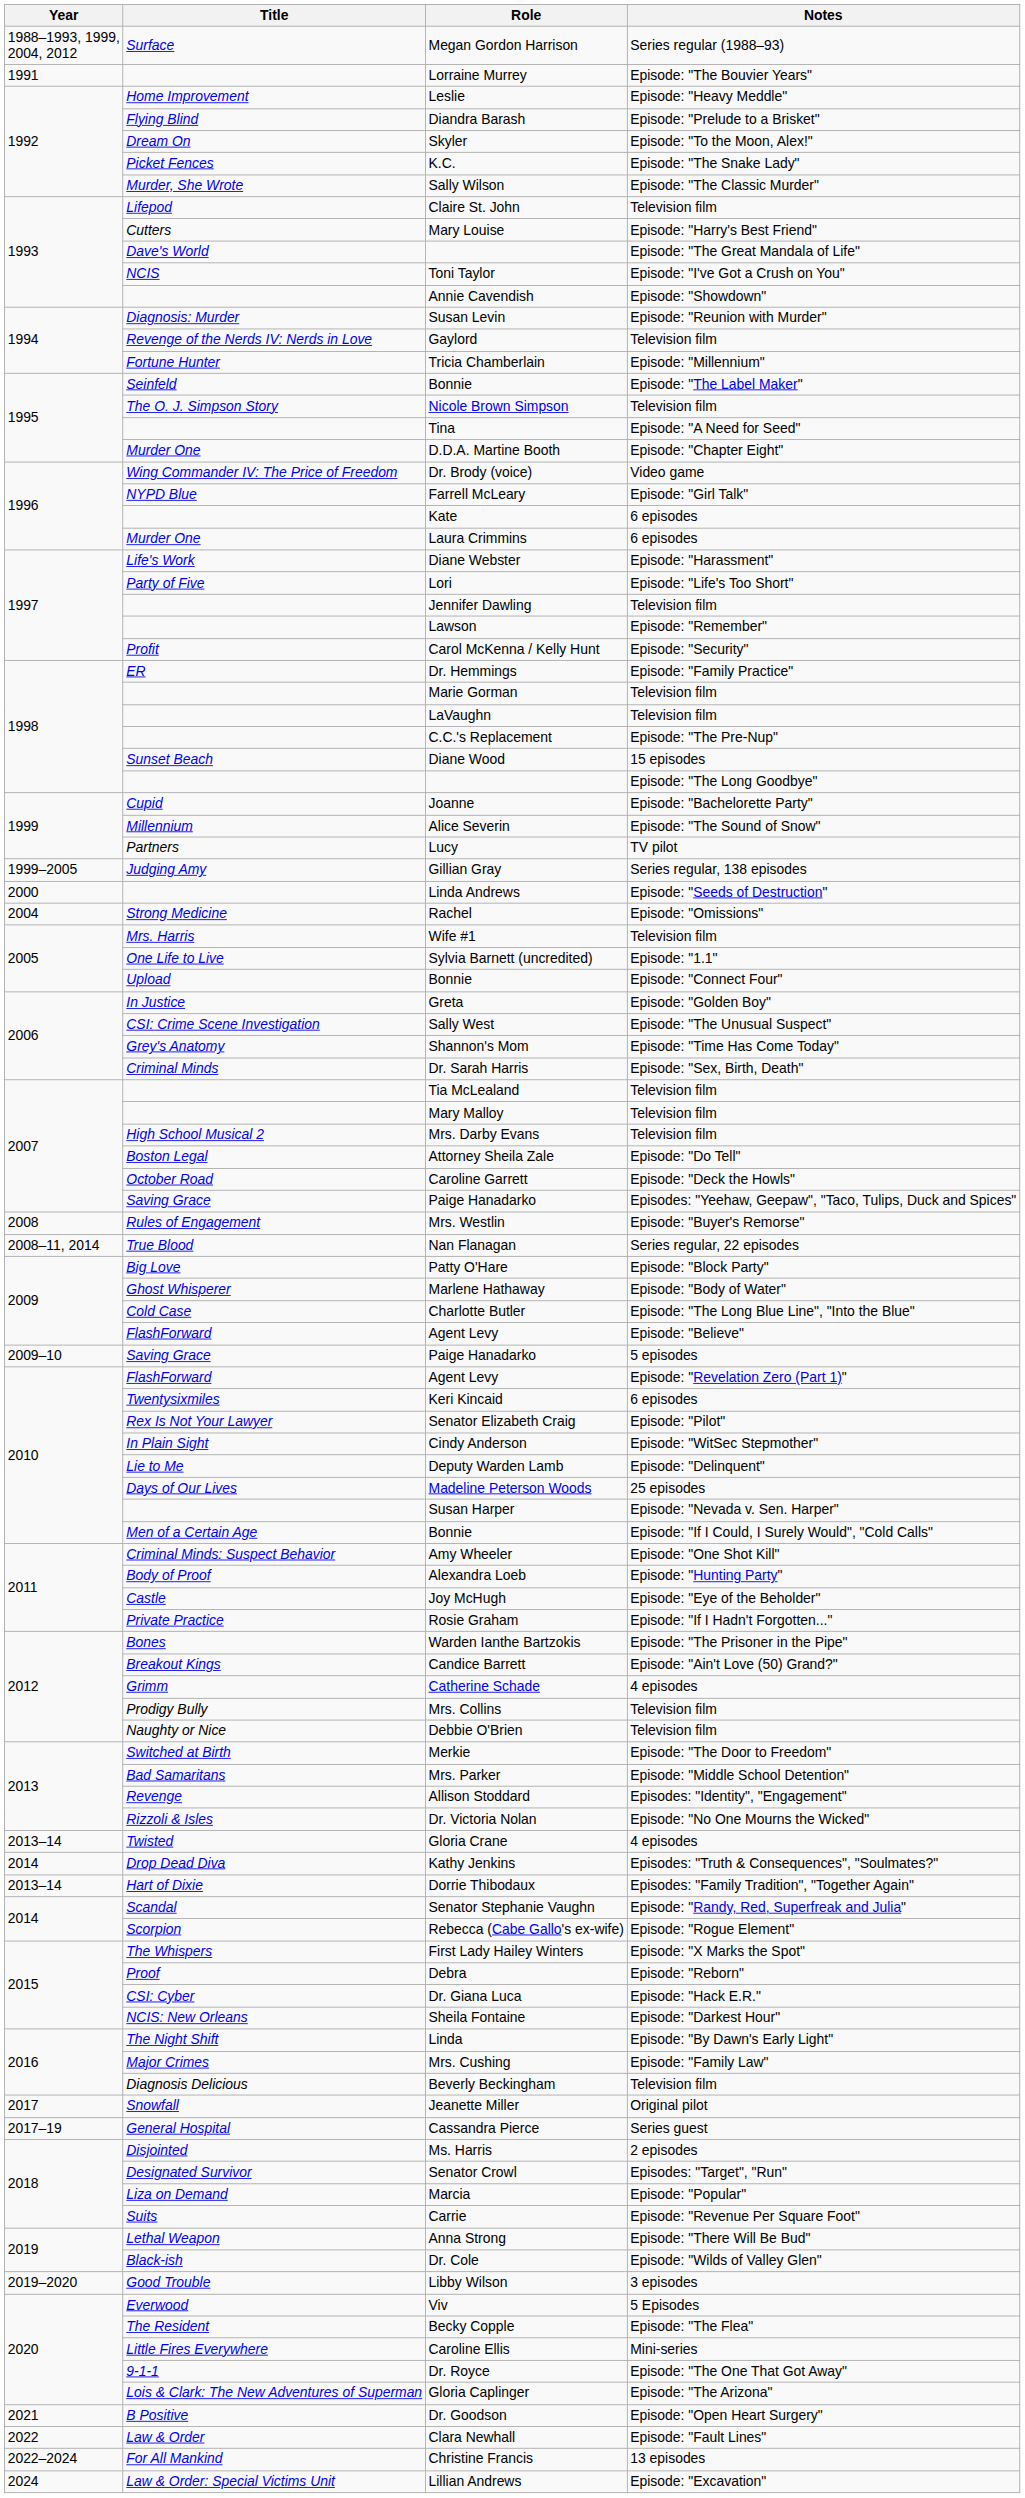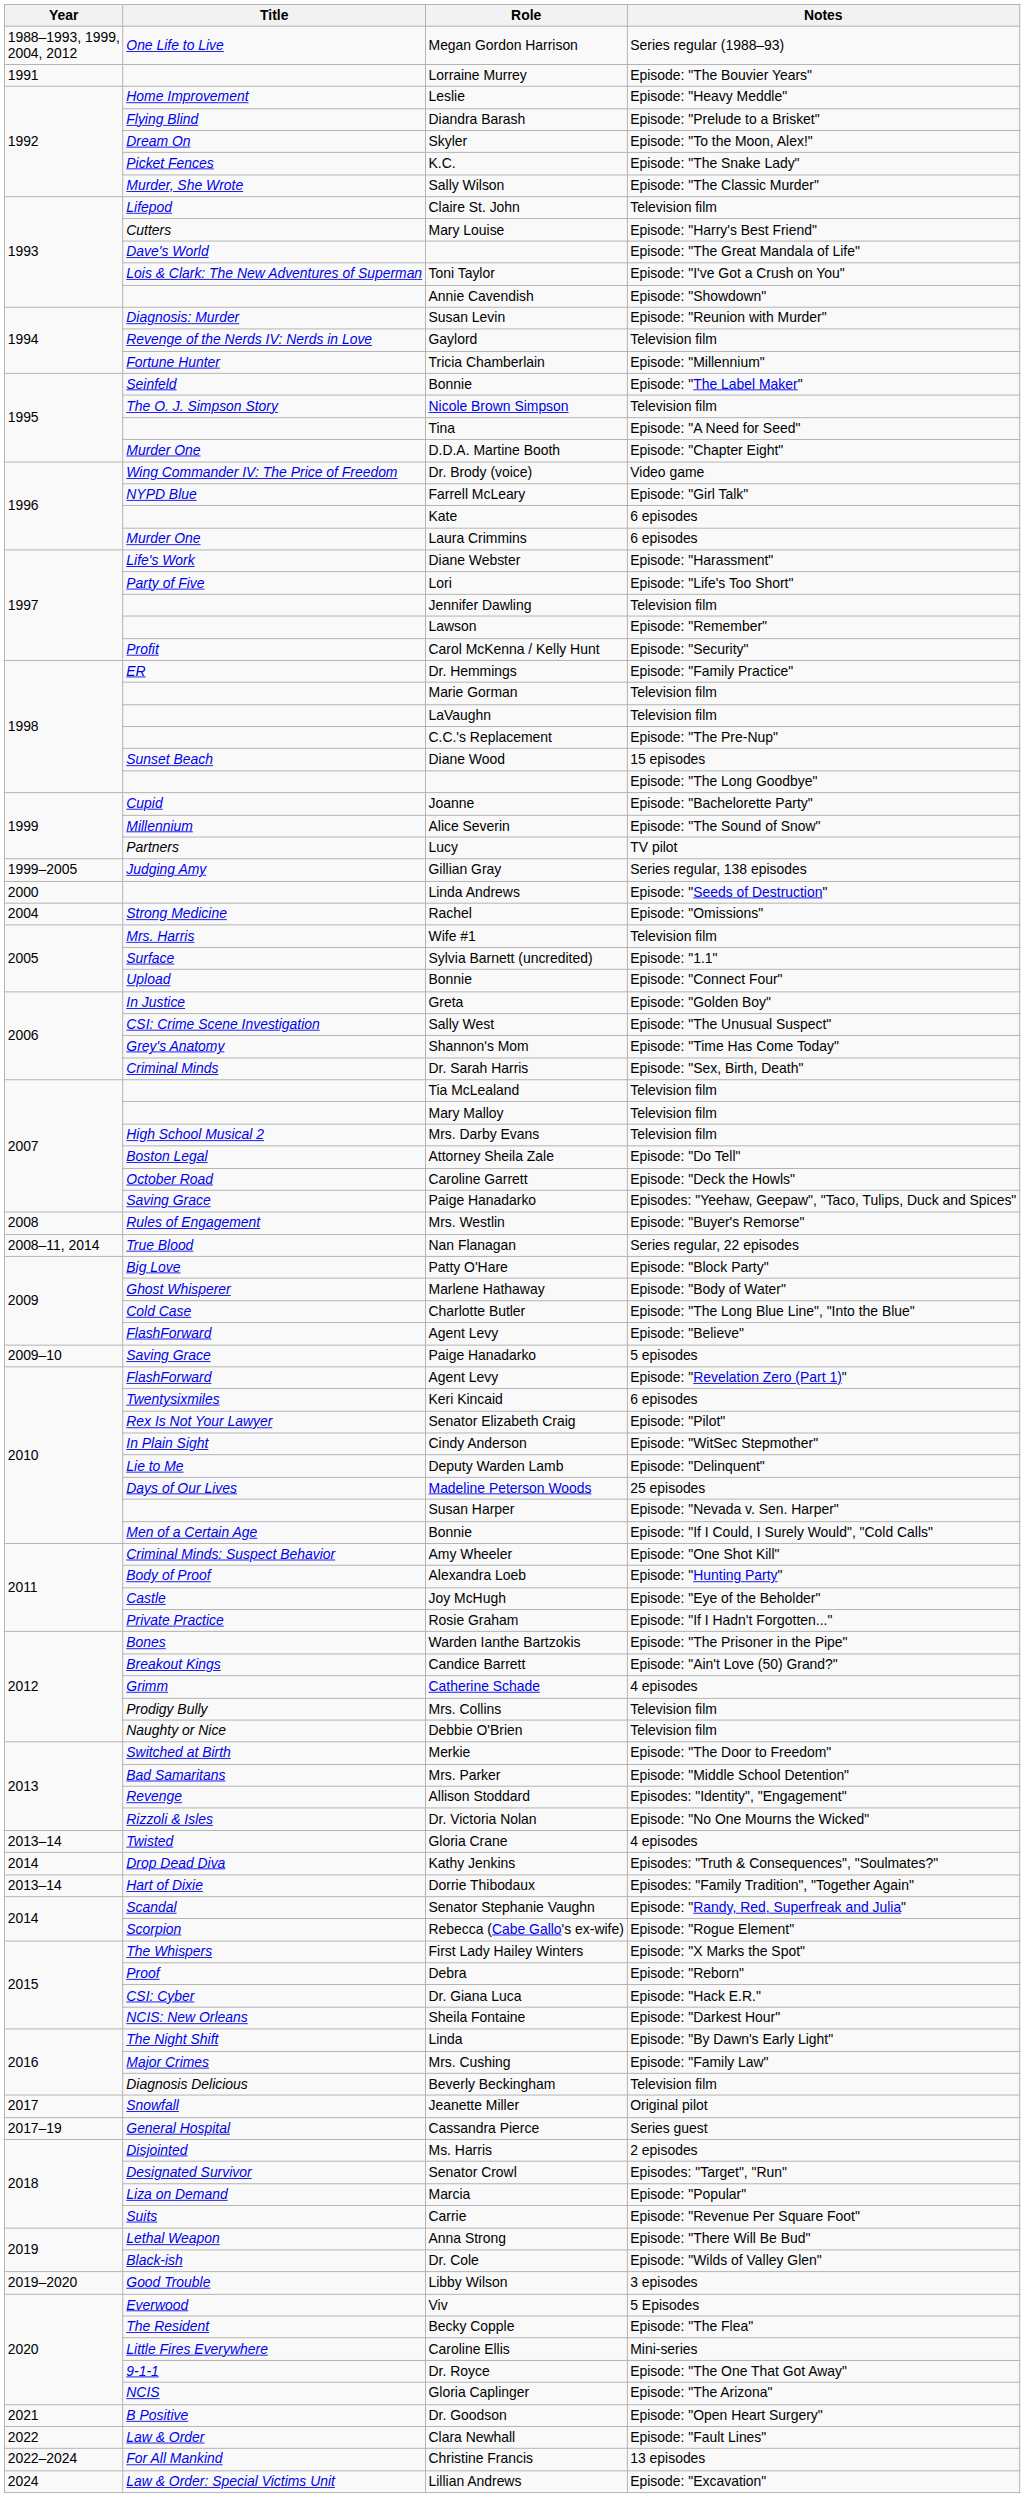(150, 45) Surface -> (175, 45) One Life to Live
(143, 274) NCIS -> (274, 274) Lois & Clark: The New Adventures of Superman
(175, 958) One Life to Live -> (150, 958) Surface
(274, 2393) Lois & Clark: The New Adventures of Superman -> (143, 2393) NCIS
